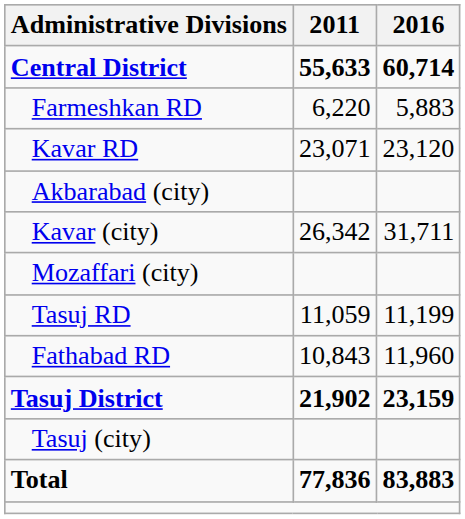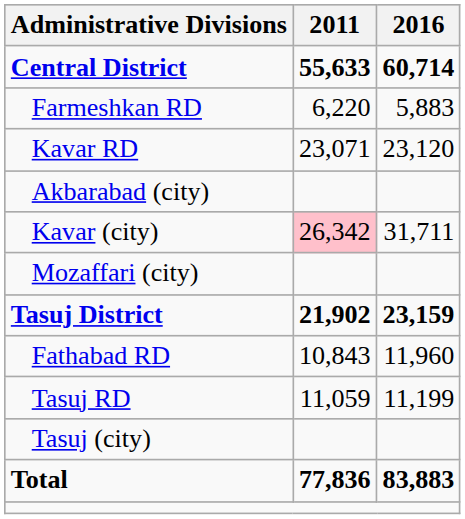(335, 231) no background -> (335, 231) pink background
rows swapped: (87, 397) <-> (81, 314)
